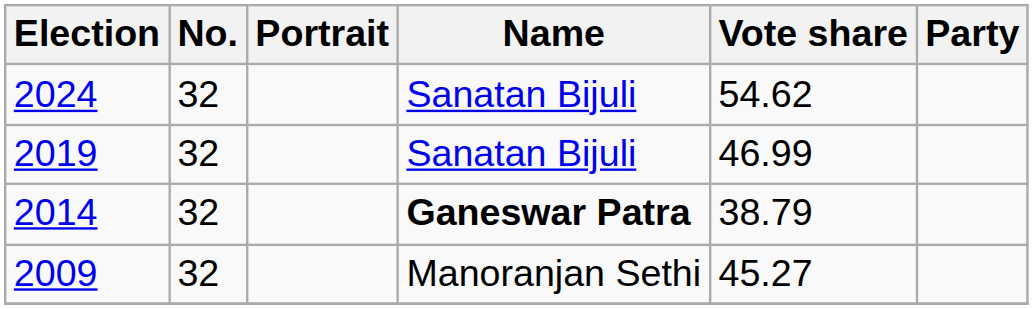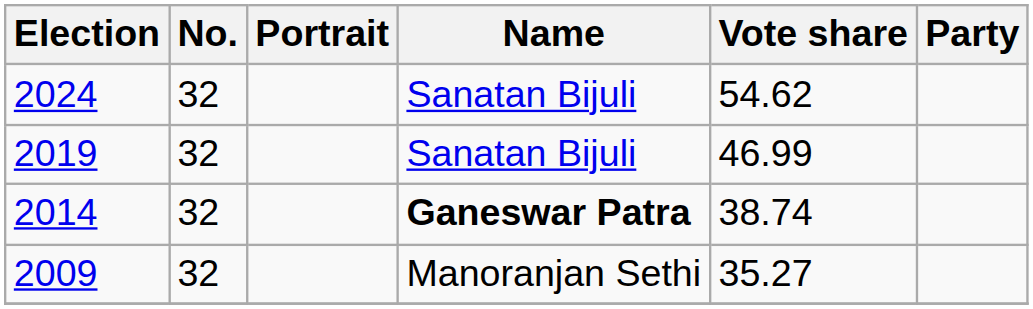(766, 213) 38.79 -> (766, 213) 38.74
(766, 272) 45.27 -> (766, 272) 35.27
